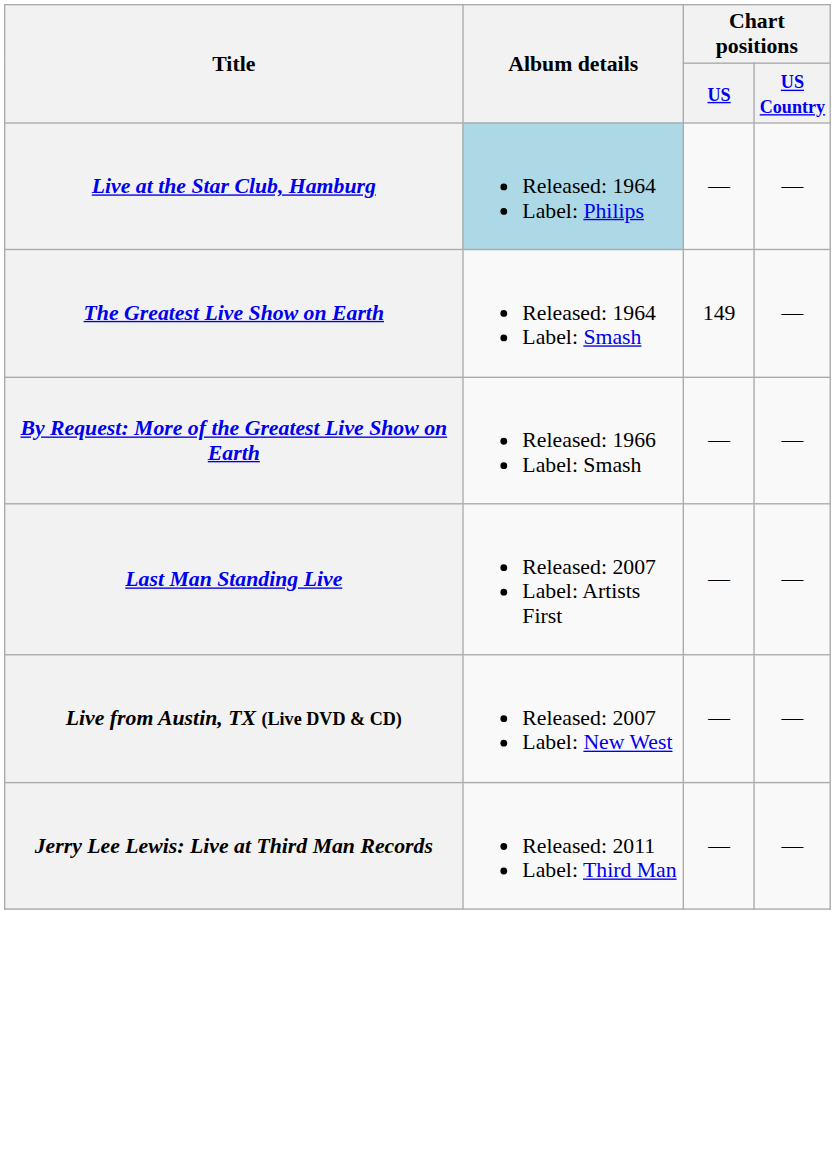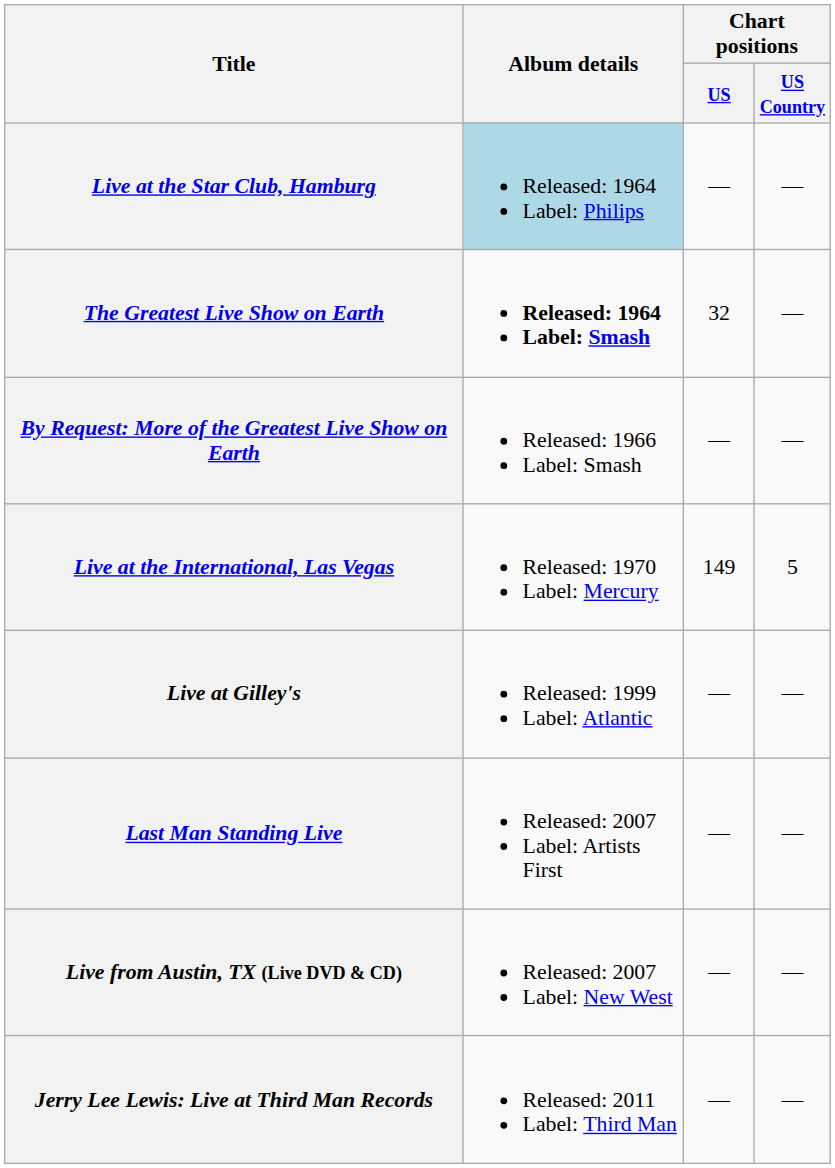(573, 325) normal -> (573, 325) bold
(719, 312) 149 -> (719, 312) 32
+ row: (234, 566)
+ row: (234, 693)
